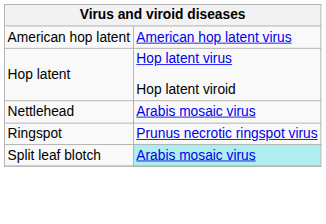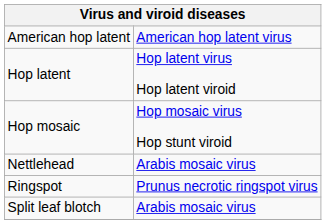+ row: (44, 127)
(196, 155) paleturquoise background -> (196, 208) no background
